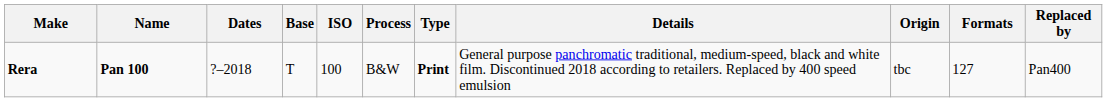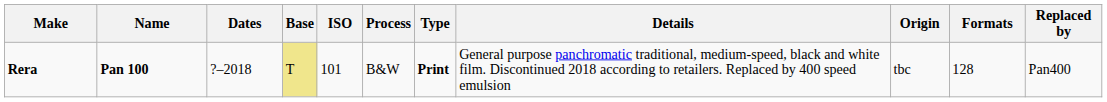(290, 69) no background -> (290, 69) khaki background
(331, 69) 100 -> (331, 69) 101
(963, 69) 127 -> (963, 69) 128
